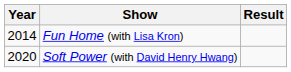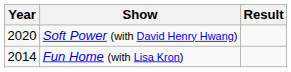rows swapped: (113, 35) <-> (140, 56)
